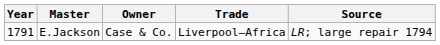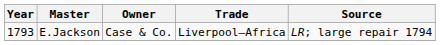(21, 32) 1791 -> (21, 32) 1793
